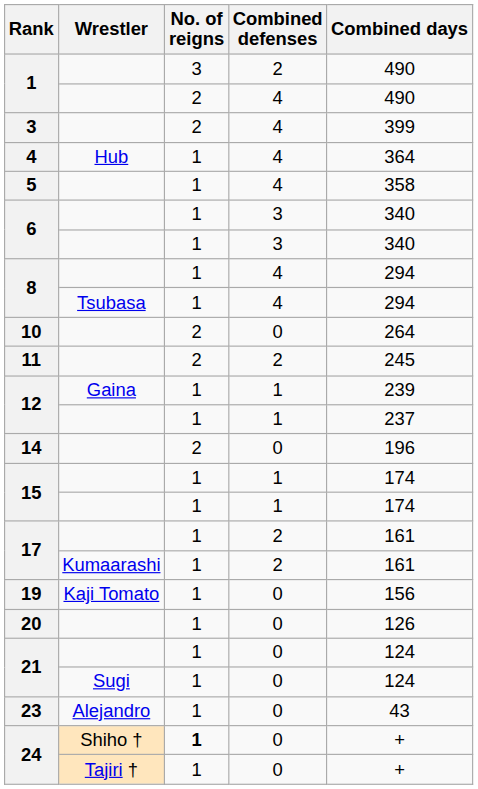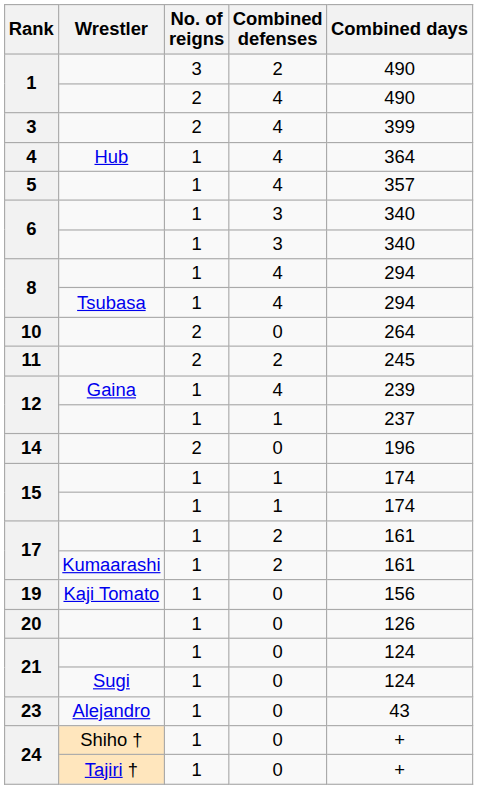(400, 185) 358 -> (400, 185) 357
(278, 389) 1 -> (278, 389) 4
(197, 740) bold -> (197, 740) normal
